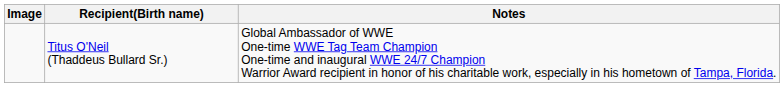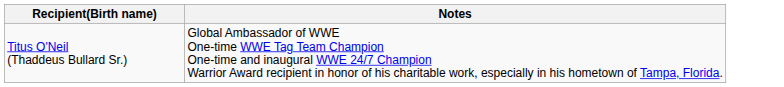- column: (25, 14)
